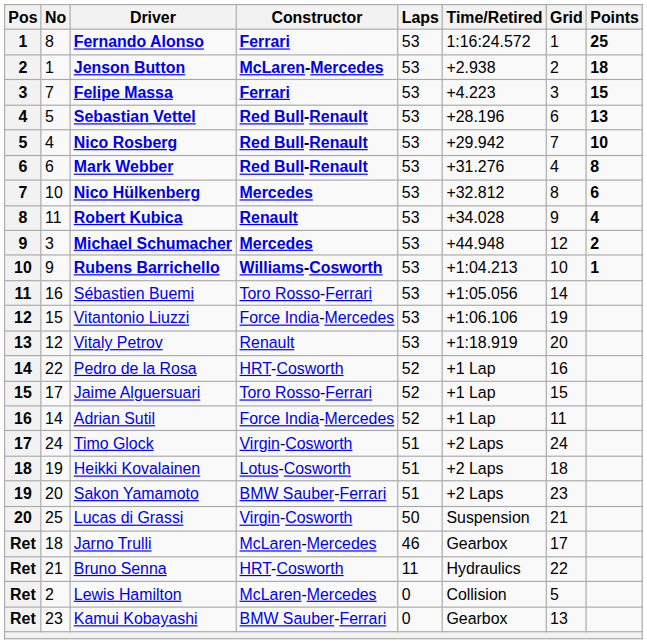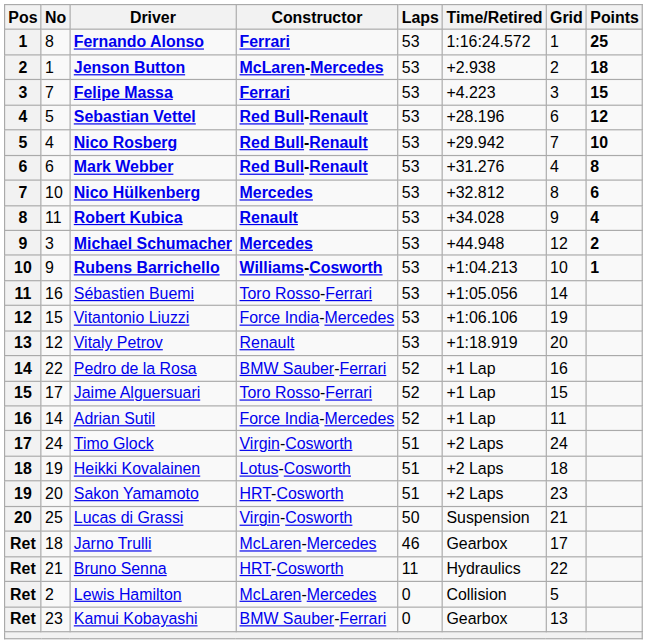(599, 117) 13 -> (599, 117) 12
(292, 368) HRT-Cosworth -> (313, 368) BMW Sauber-Ferrari
(313, 493) BMW Sauber-Ferrari -> (292, 493) HRT-Cosworth
